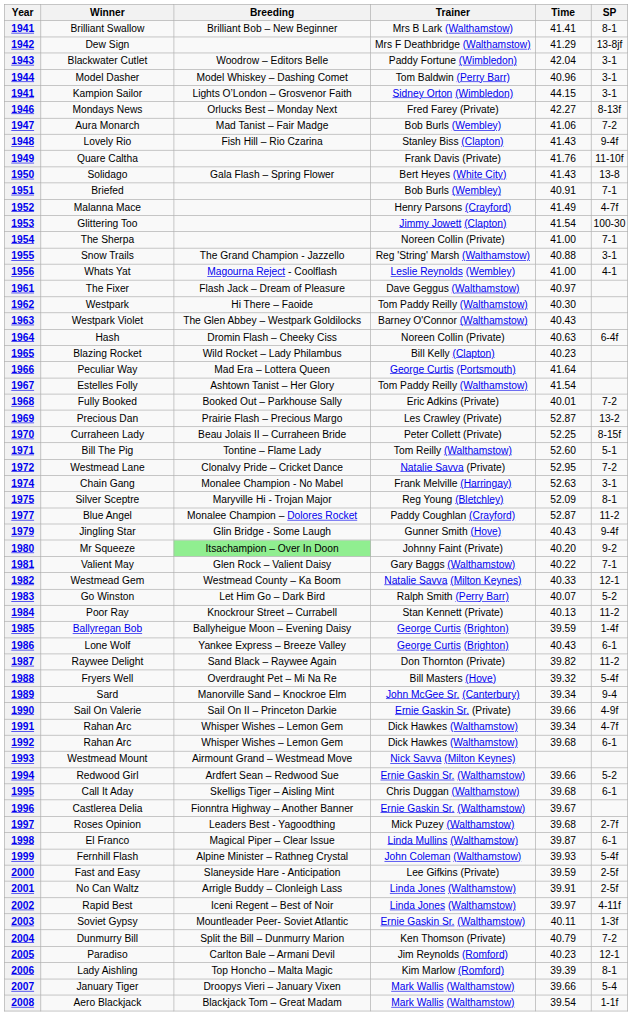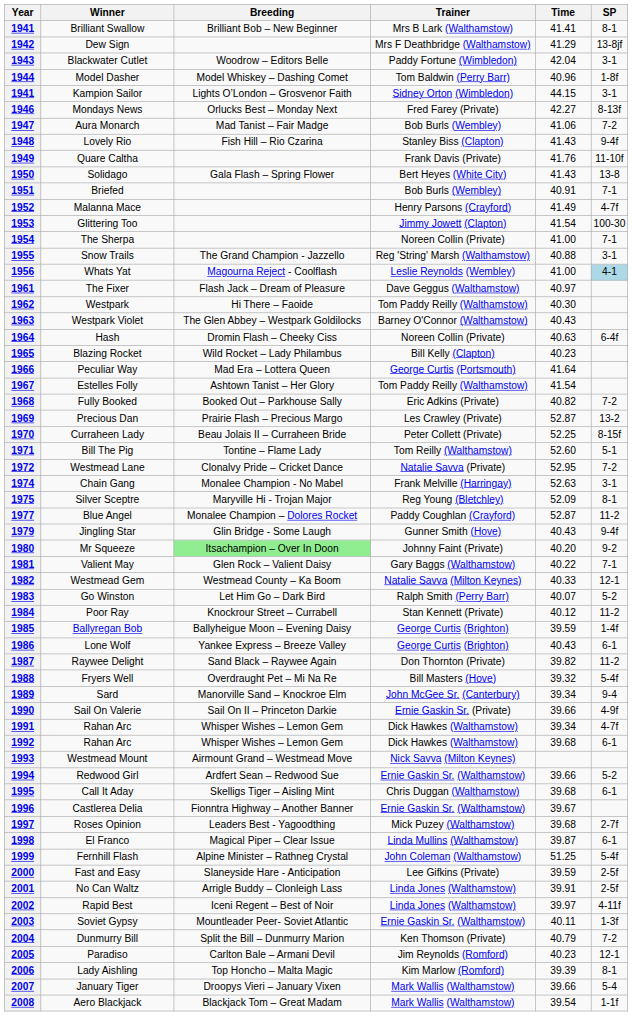(609, 77) 3-1 -> (609, 77) 1-8f
(609, 272) no background -> (609, 272) lightblue background
(563, 402) 40.01 -> (563, 402) 40.82
(563, 613) 40.13 -> (563, 613) 40.12
(563, 857) 39.93 -> (563, 857) 51.25
